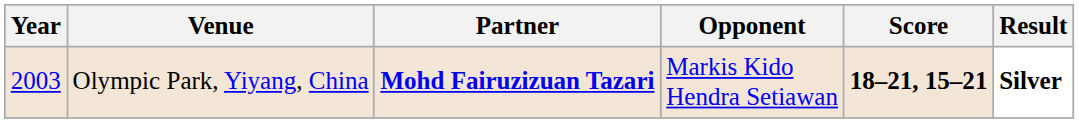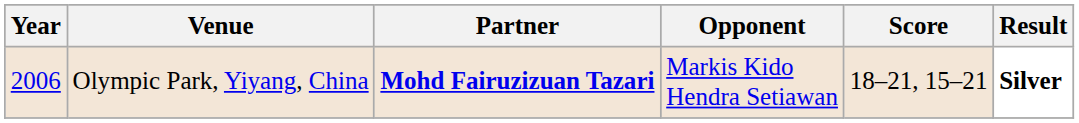(36, 81) 2003 -> (36, 81) 2006
(919, 81) bold -> (919, 81) normal
